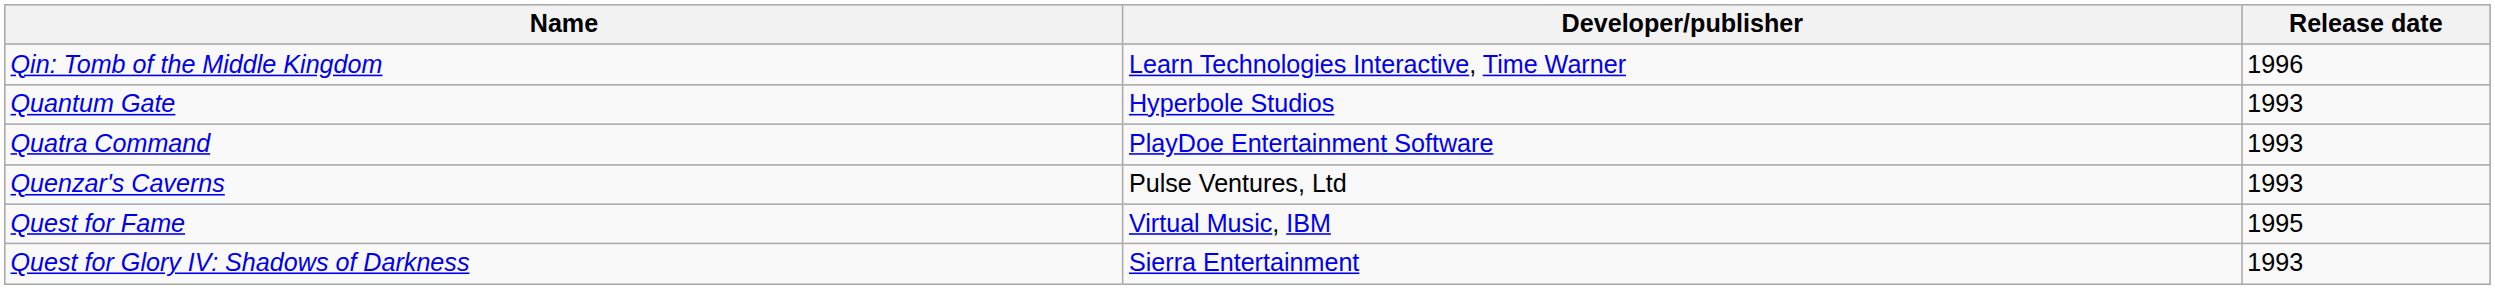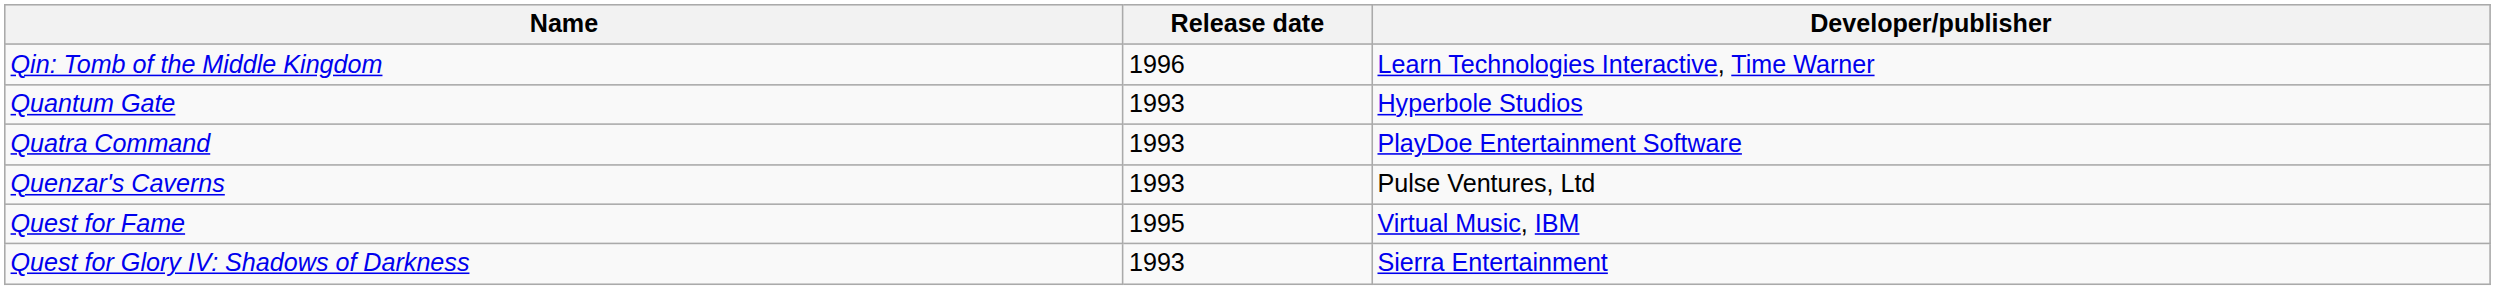columns swapped: (2366, 24) <-> (1682, 24)
